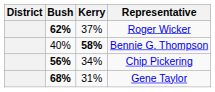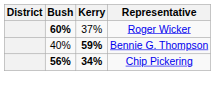(60, 29) 62% -> (60, 29) 60%
(92, 45) 58% -> (92, 45) 59%
(92, 62) normal -> (92, 62) bold
- row: (159, 78)
